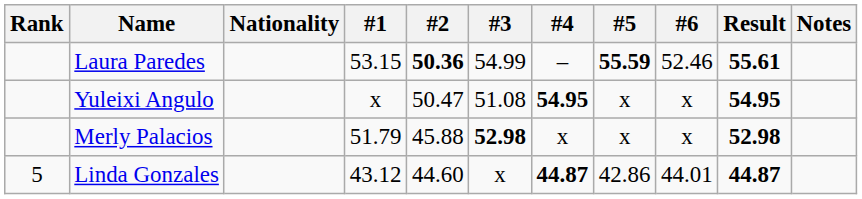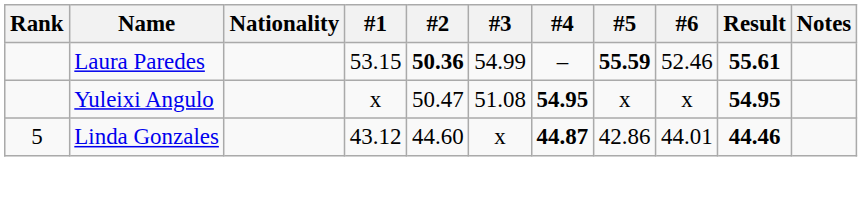- row: (143, 137)
(755, 174) 44.87 -> (755, 137) 44.46
